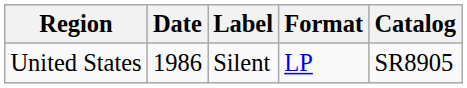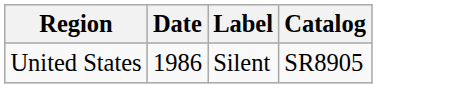- column: (324, 23)
